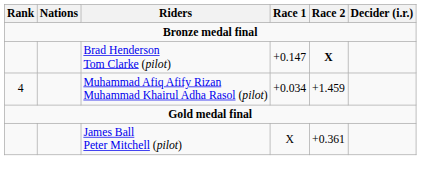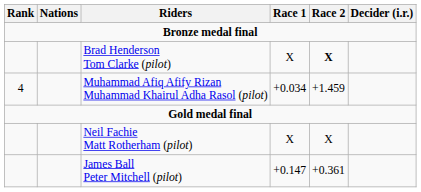(290, 57) +0.147 -> (290, 57) X
+ row: (138, 139)
(290, 139) X -> (290, 170) +0.147
